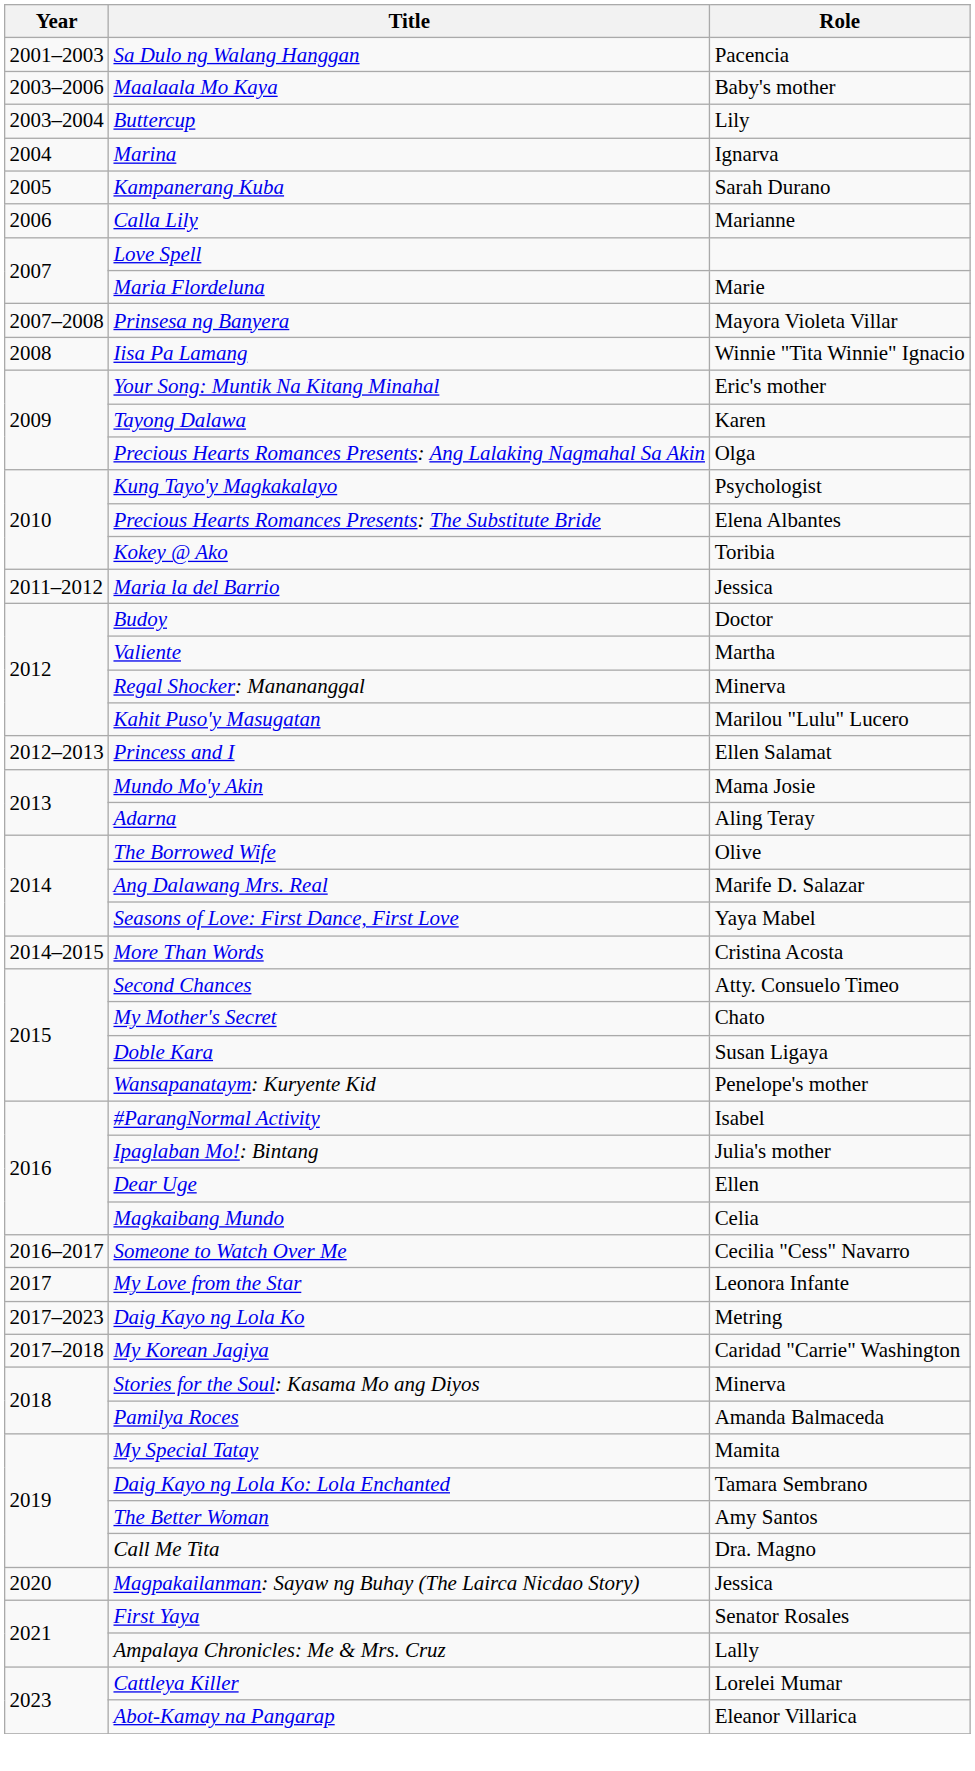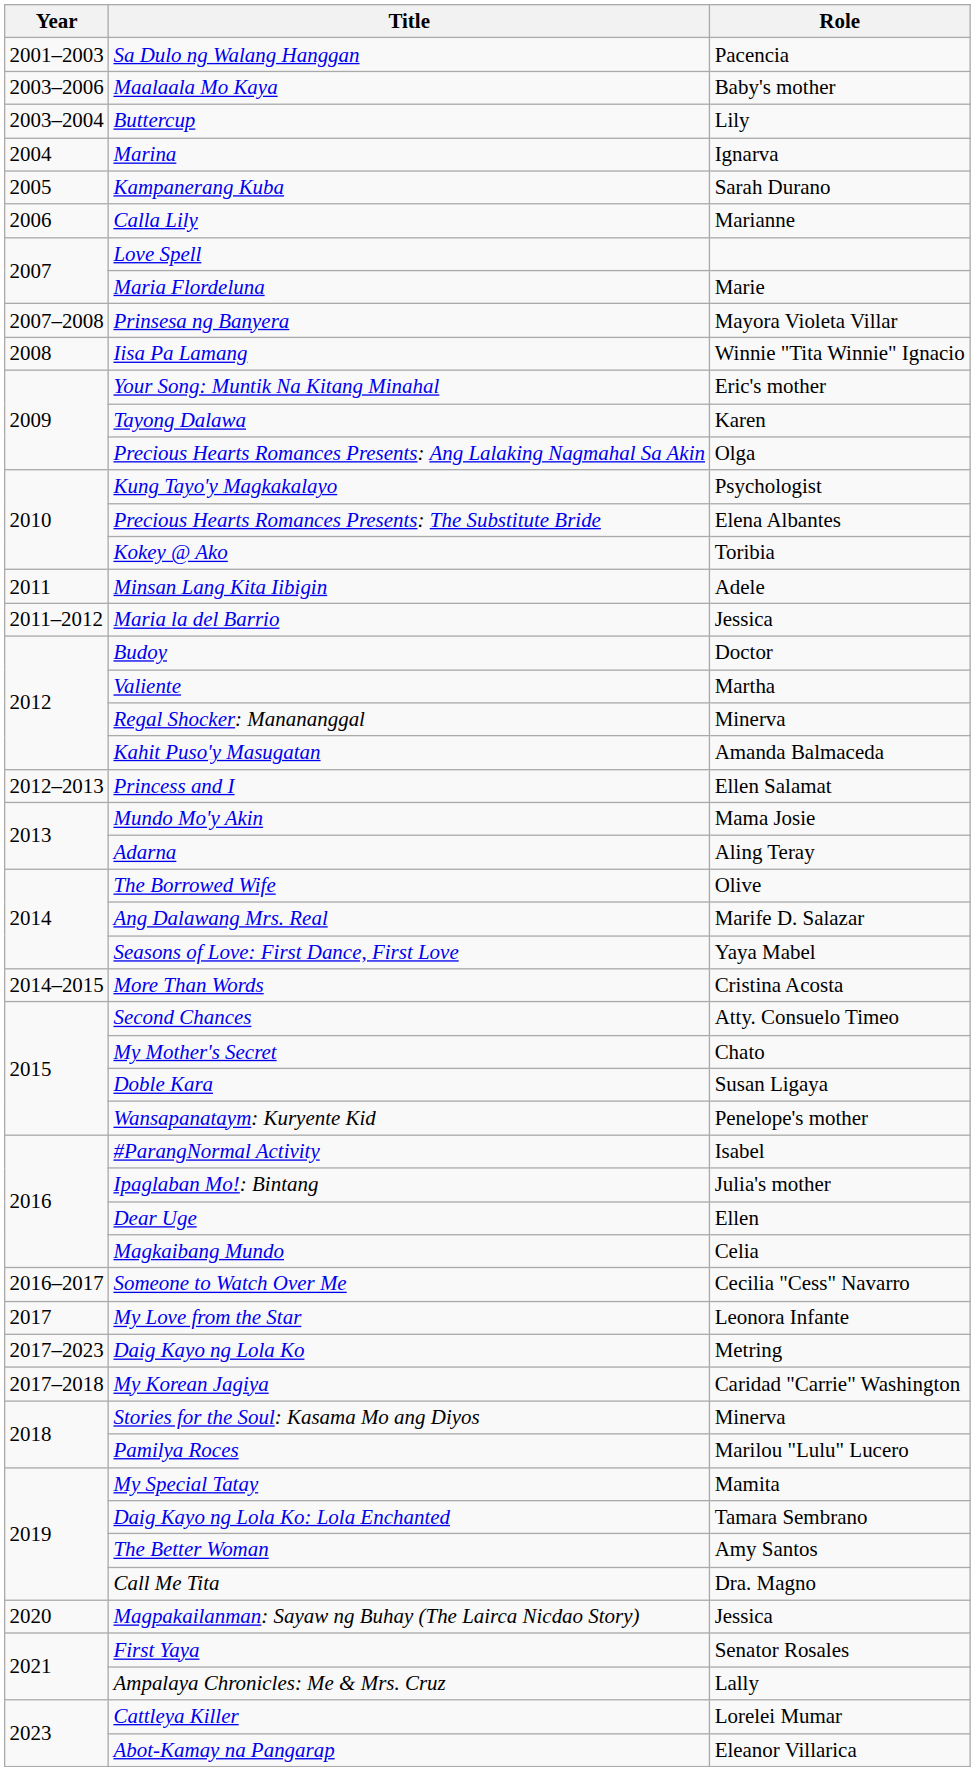+ row: (220, 586)
(812, 719) Marilou "Lulu" Lucero -> (799, 752) Amanda Balmaceda
(799, 1417) Amanda Balmaceda -> (812, 1450) Marilou "Lulu" Lucero
